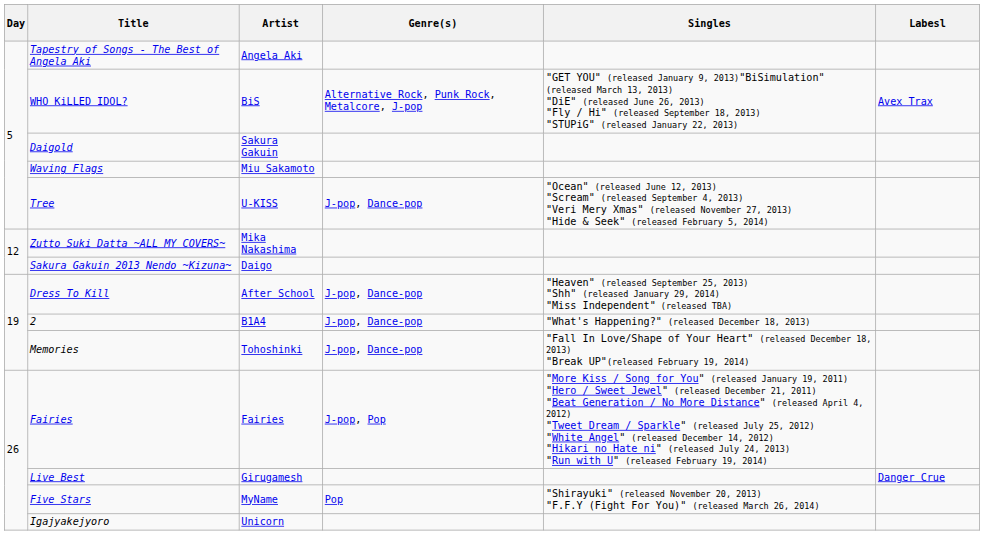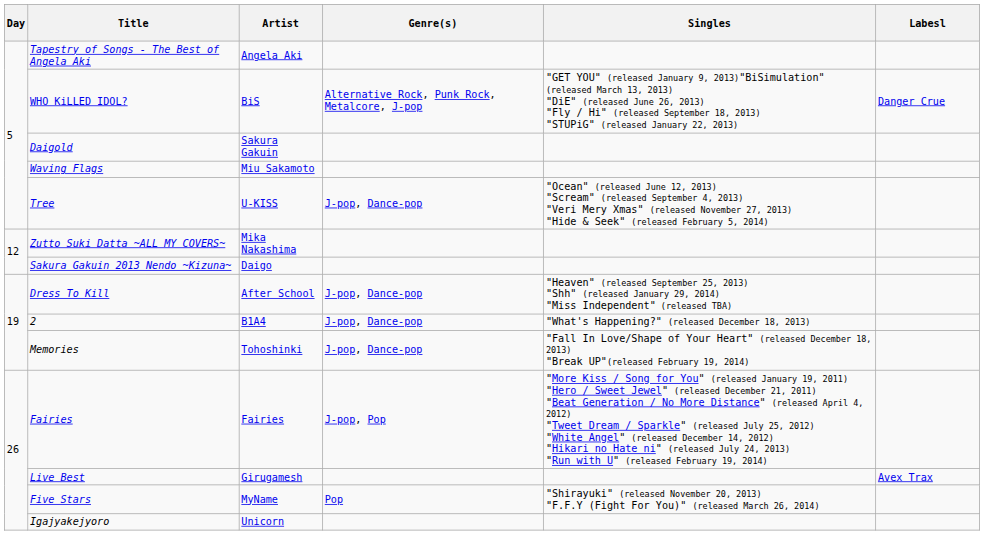(905, 101) Avex Trax -> (912, 101) Danger Crue
(912, 477) Danger Crue -> (905, 477) Avex Trax
